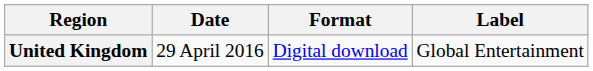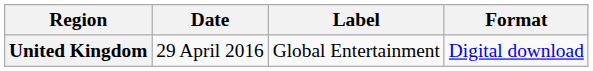columns swapped: (340, 19) <-> (500, 19)
